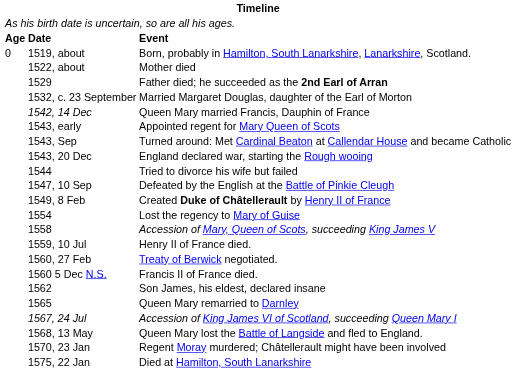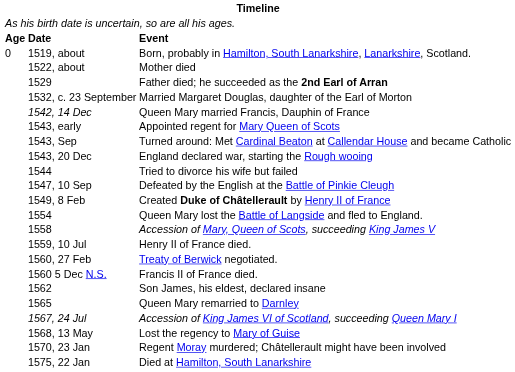(220, 215) Lost the regency to Mary of Guise -> (281, 215) Queen Mary lost the Battle of Langside and fled to England.
(281, 333) Queen Mary lost the Battle of Langside and fled to England. -> (220, 333) Lost the regency to Mary of Guise
